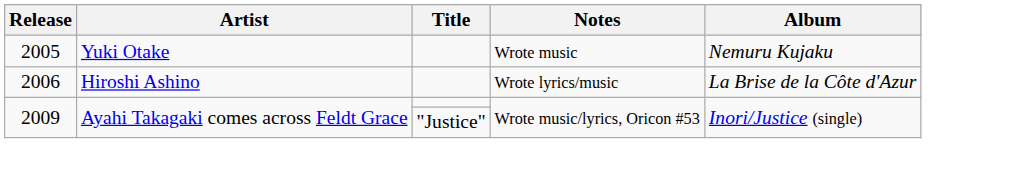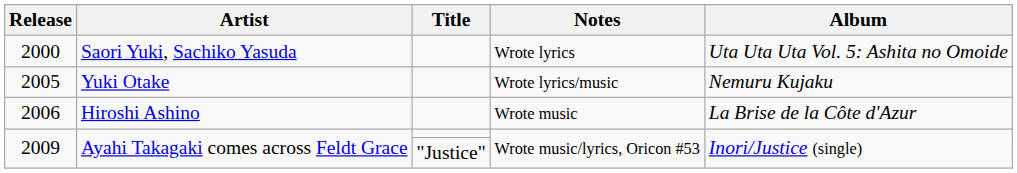+ row: (41, 50)
(536, 52) Wrote music -> (556, 83) Wrote lyrics/music
(556, 83) Wrote lyrics/music -> (536, 114) Wrote music
